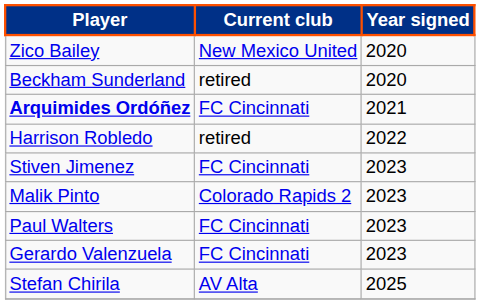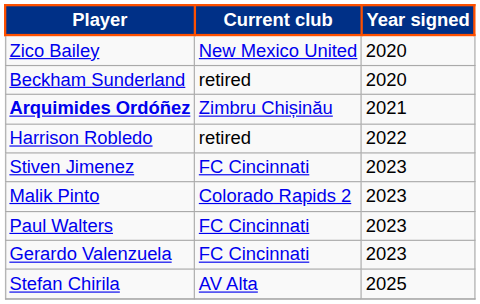(254, 108) FC Cincinnati -> (266, 108) Zimbru Chișinău
